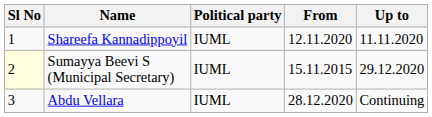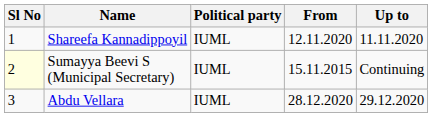(392, 69) 29.12.2020 -> (392, 69) Continuing
(392, 100) Continuing -> (392, 100) 29.12.2020
